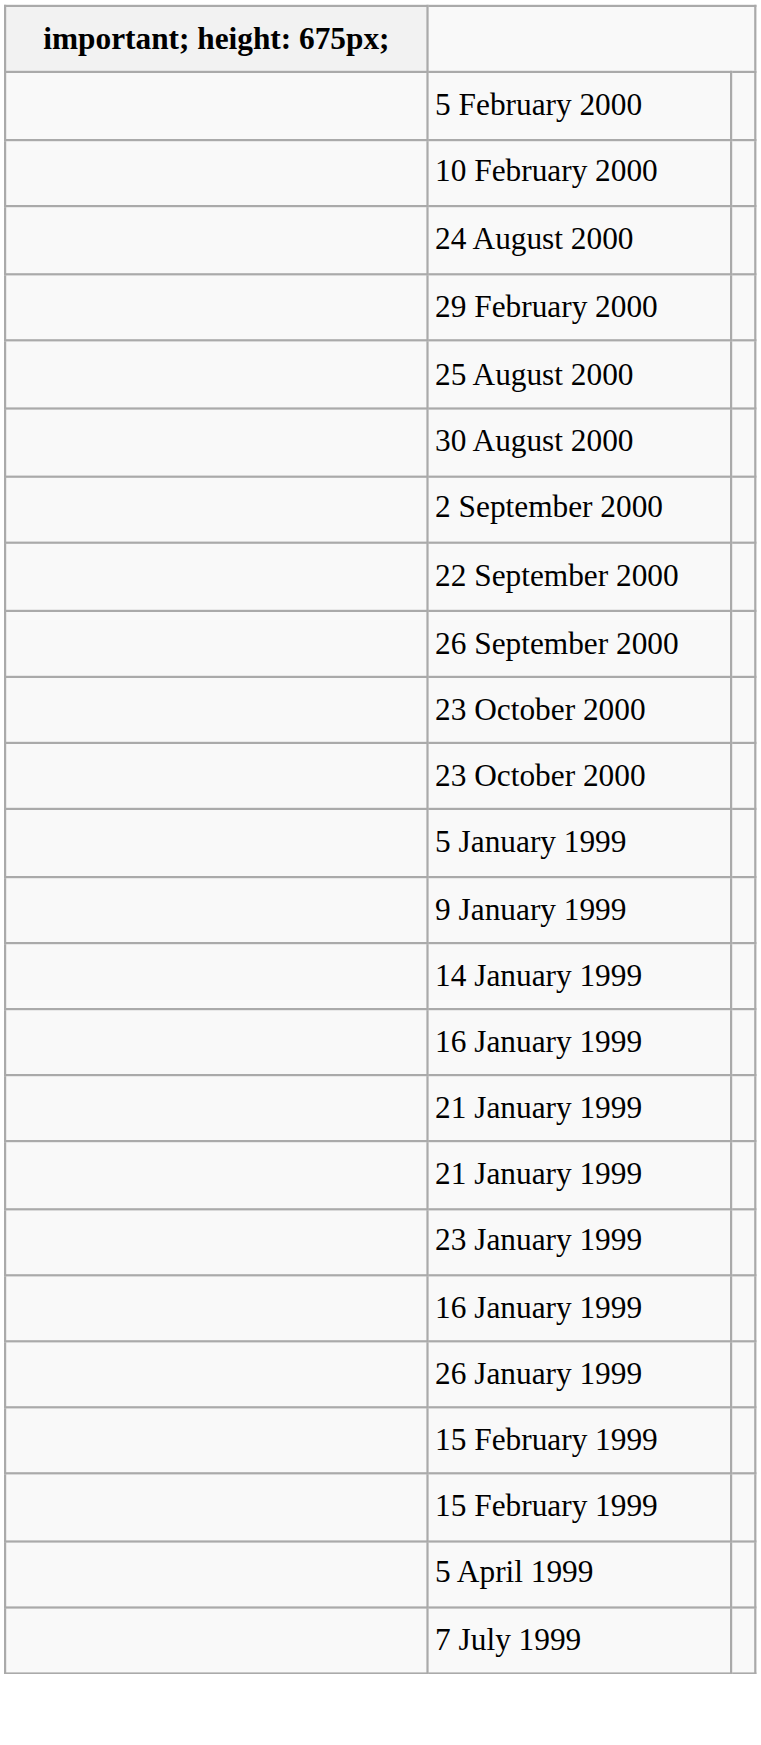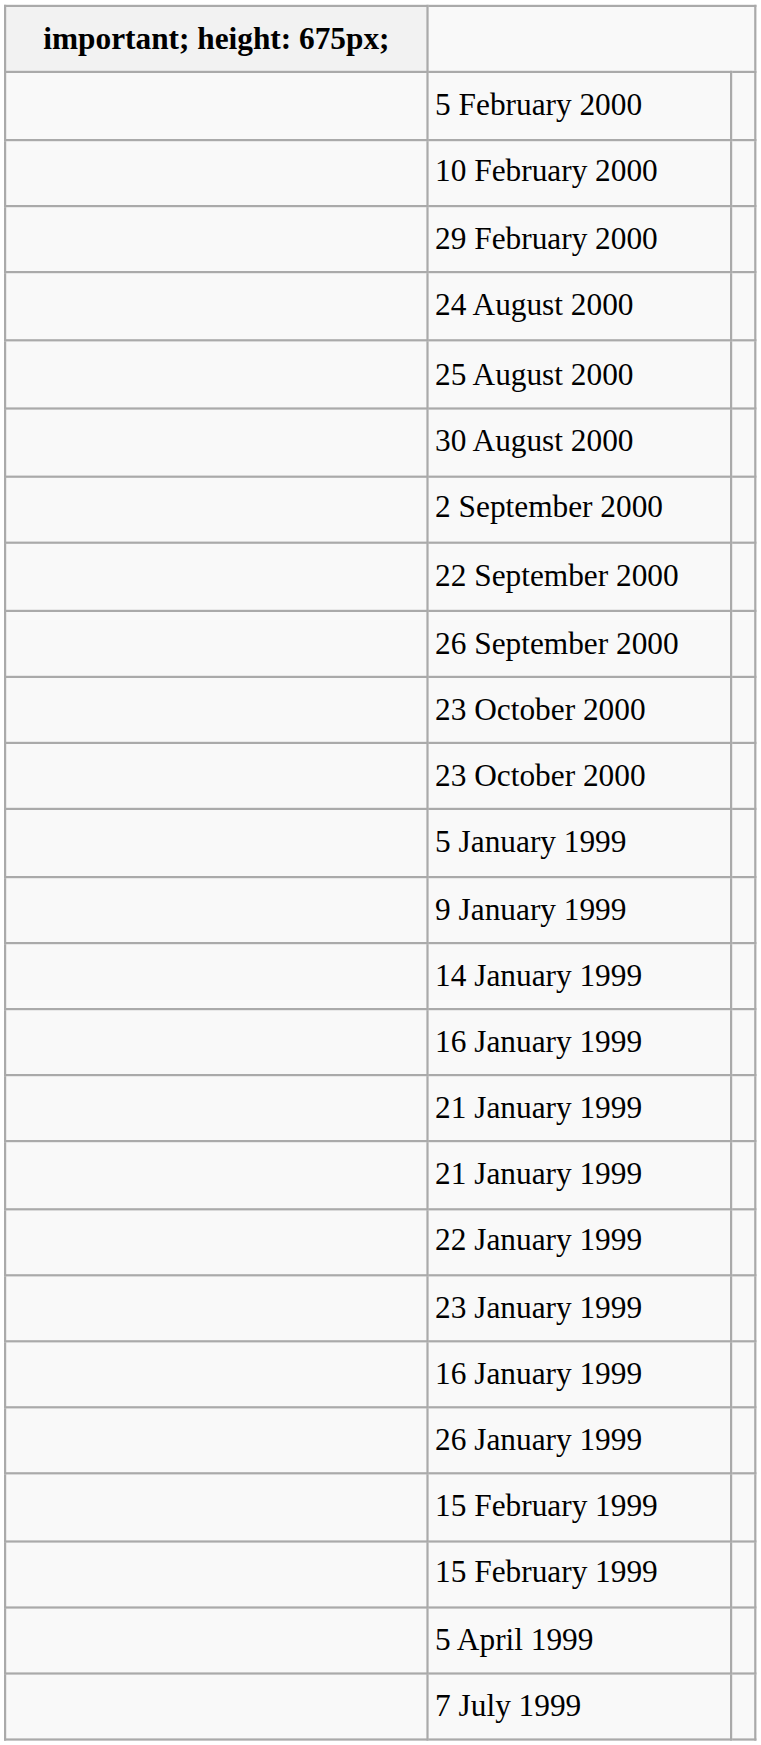rows swapped: (216, 307) <-> (216, 240)
+ row: (216, 1242)
